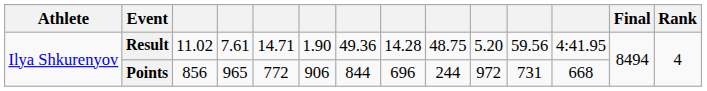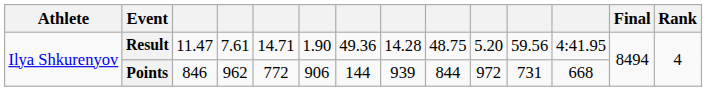(195, 45) 11.02 -> (195, 45) 11.47
(195, 73) 856 -> (195, 73) 846
(235, 73) 965 -> (235, 73) 962
(358, 73) 844 -> (358, 73) 144
(403, 73) 696 -> (403, 73) 939
(448, 73) 244 -> (448, 73) 844
